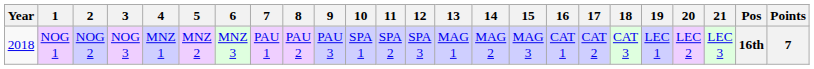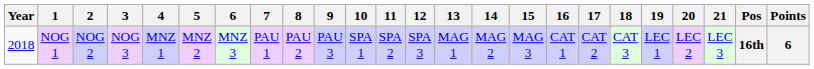(788, 44) 7 -> (788, 44) 6
